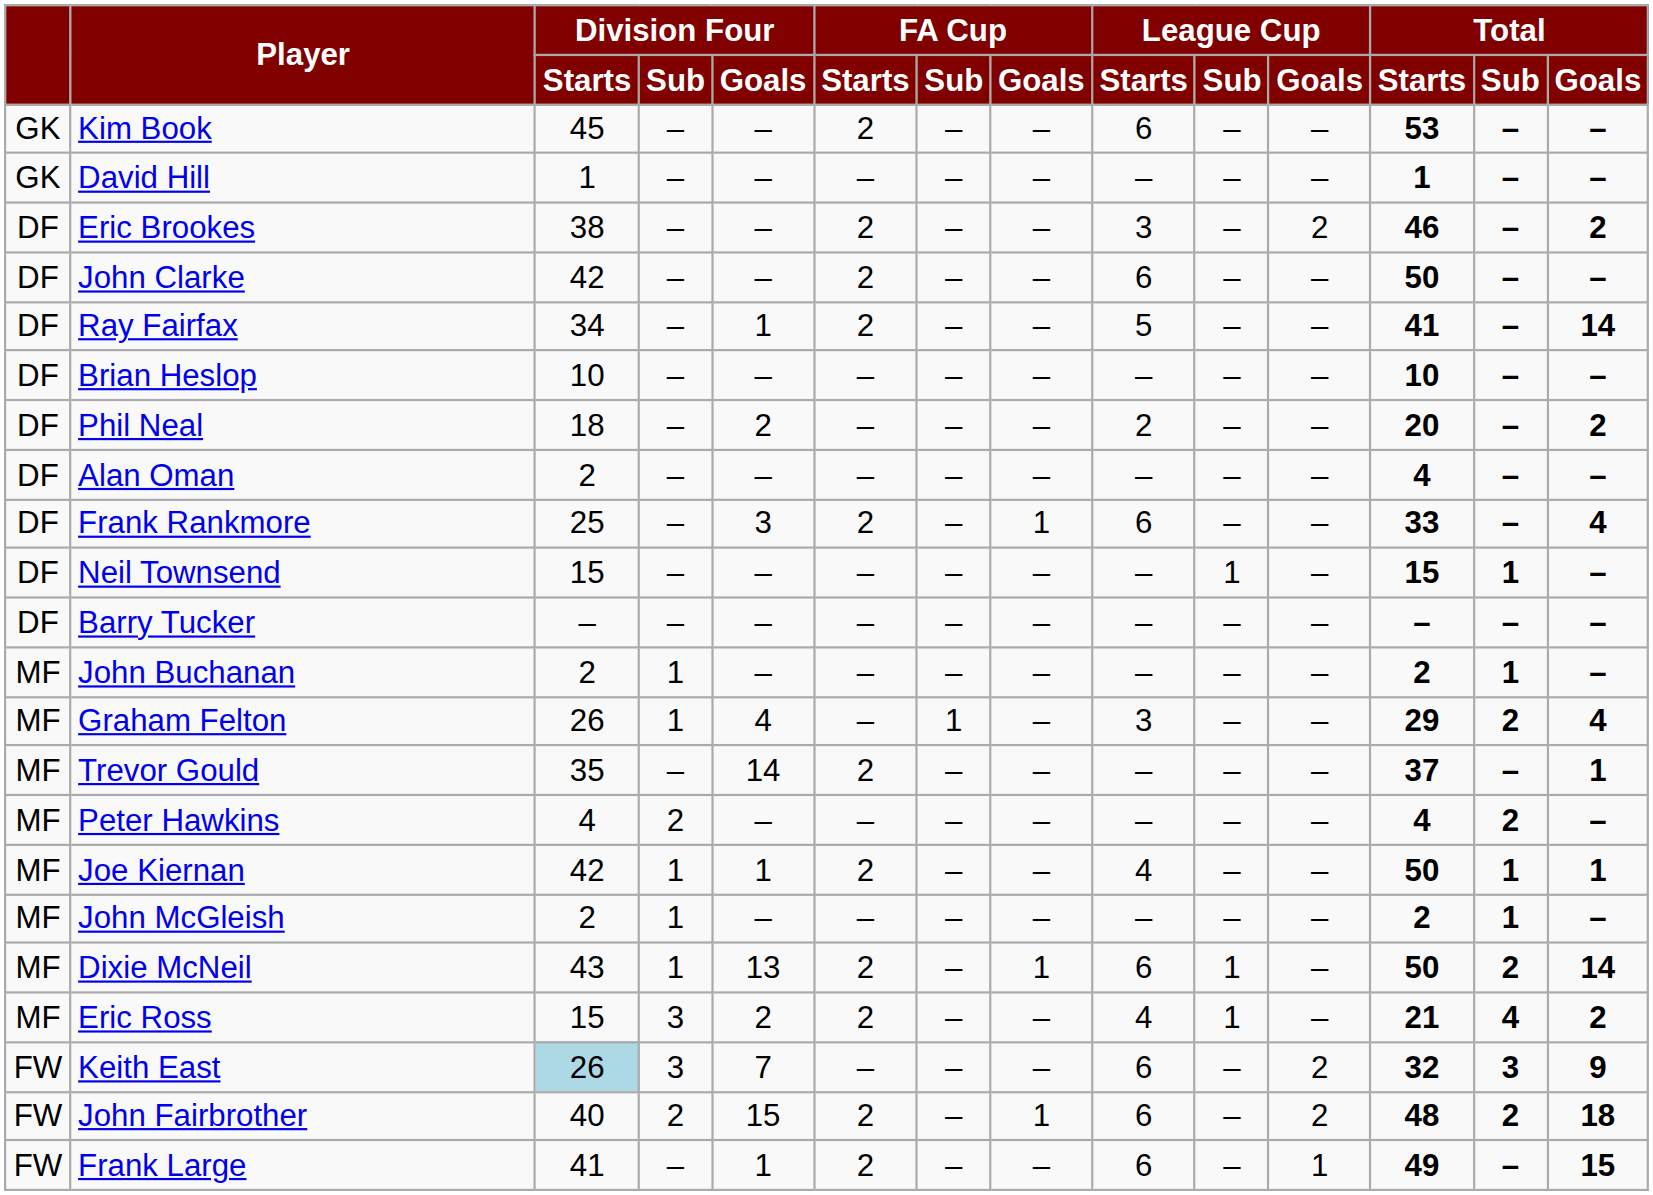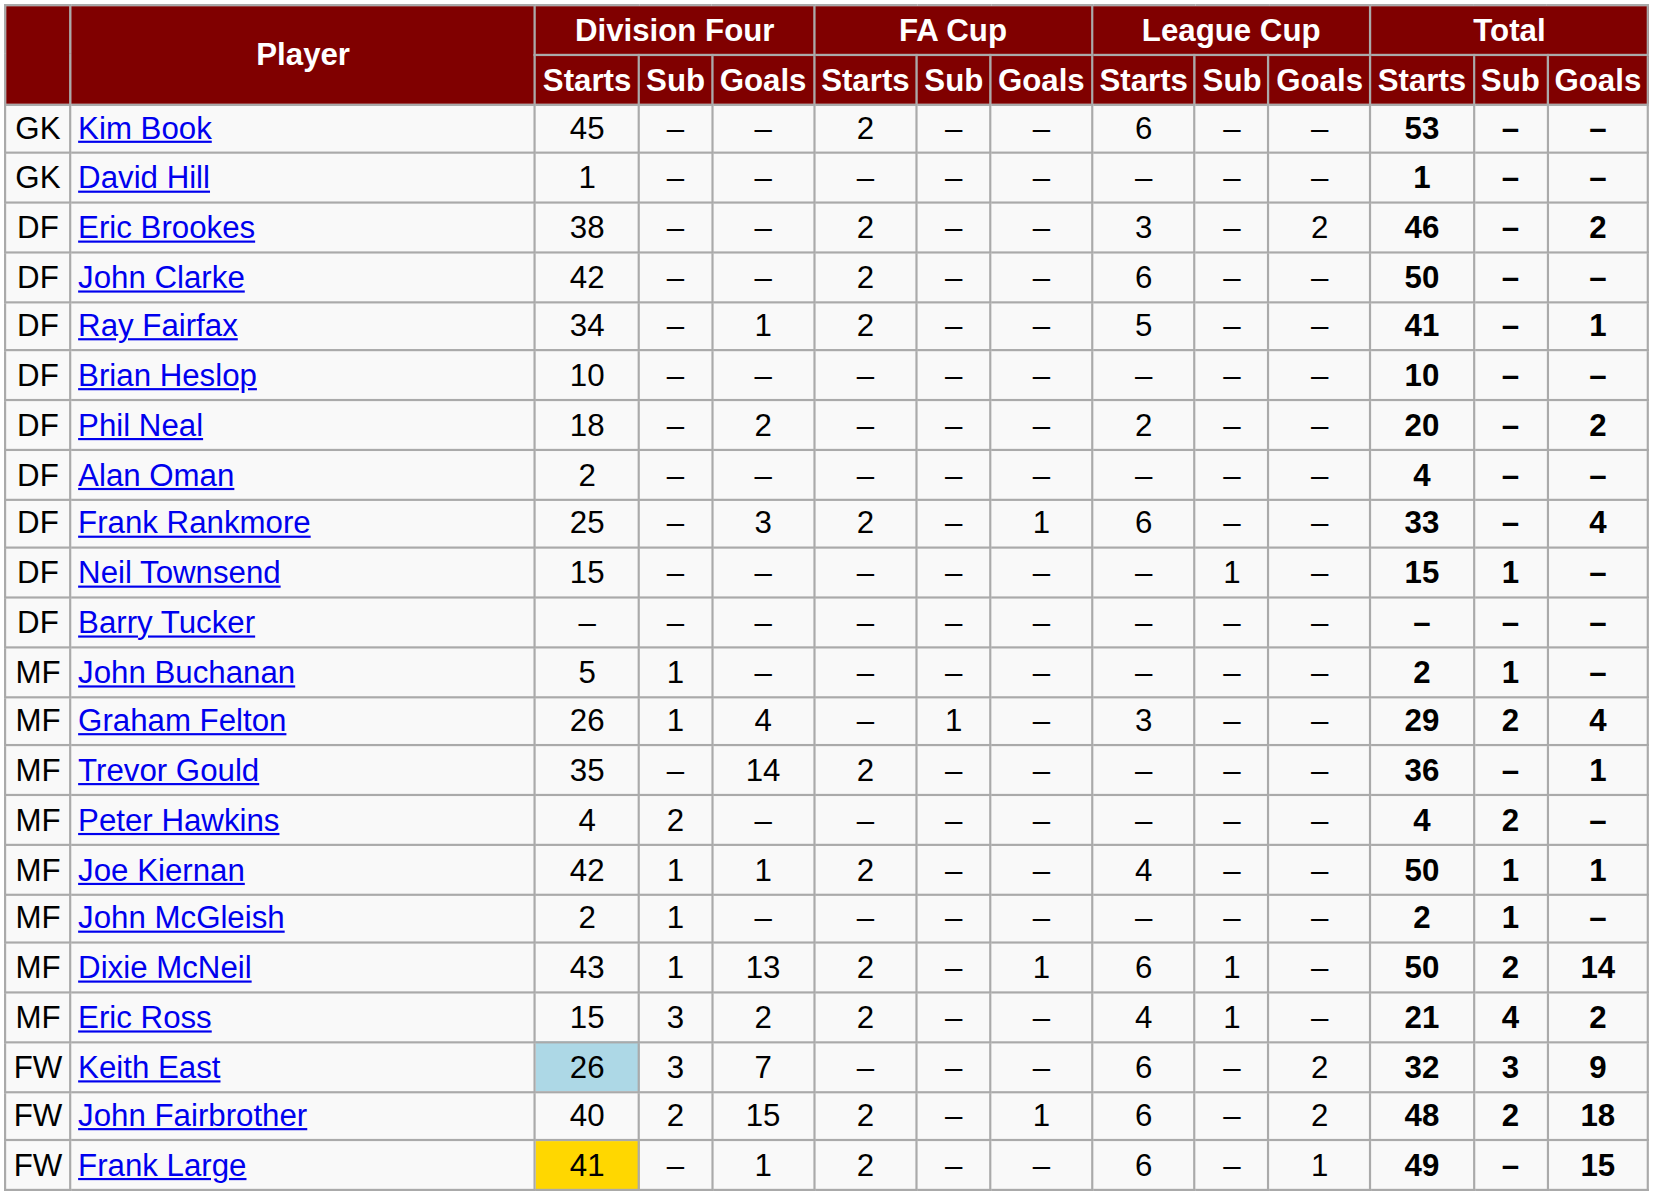(1598, 326) 14 -> (1598, 326) 1
(587, 672) 2 -> (587, 672) 5
(1422, 771) 37 -> (1422, 771) 36
(587, 1166) no background -> (587, 1166) gold background
